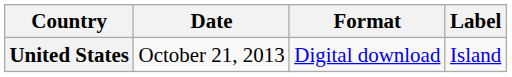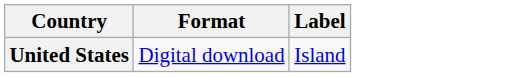- column: (212, 21)
